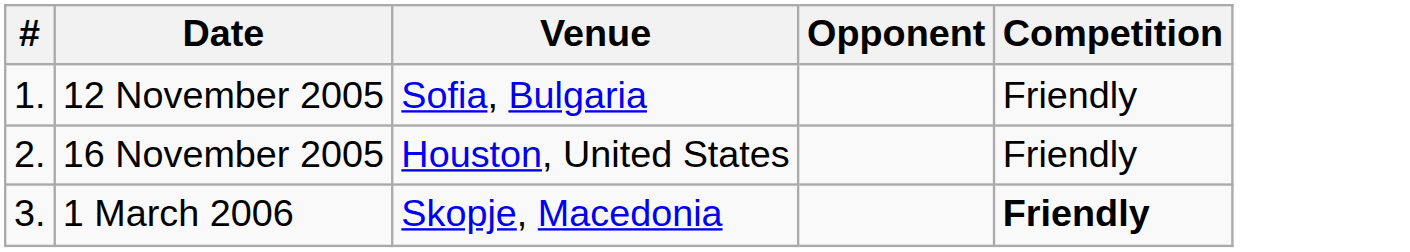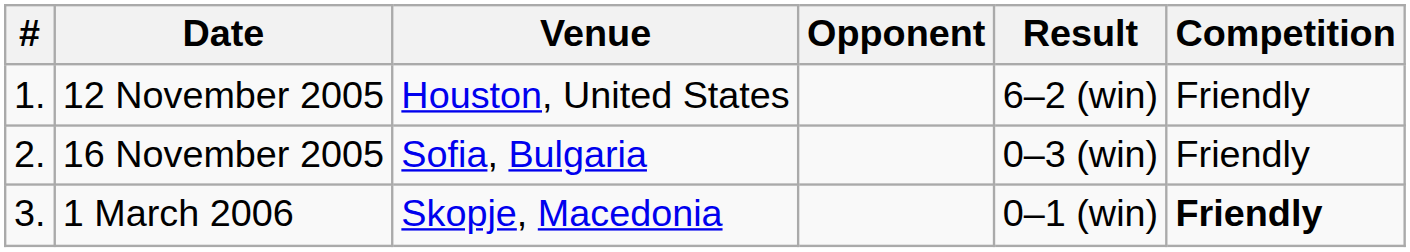+ column: (1080, 34)
(524, 94) Sofia, Bulgaria -> (596, 94) Houston, United States
(596, 154) Houston, United States -> (524, 154) Sofia, Bulgaria
